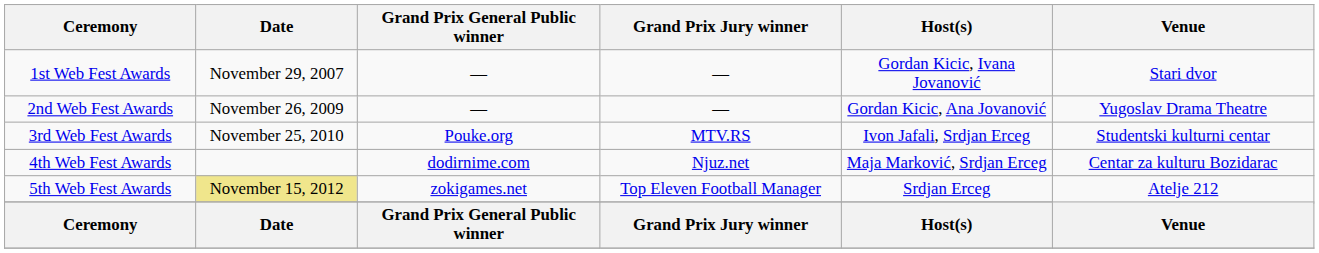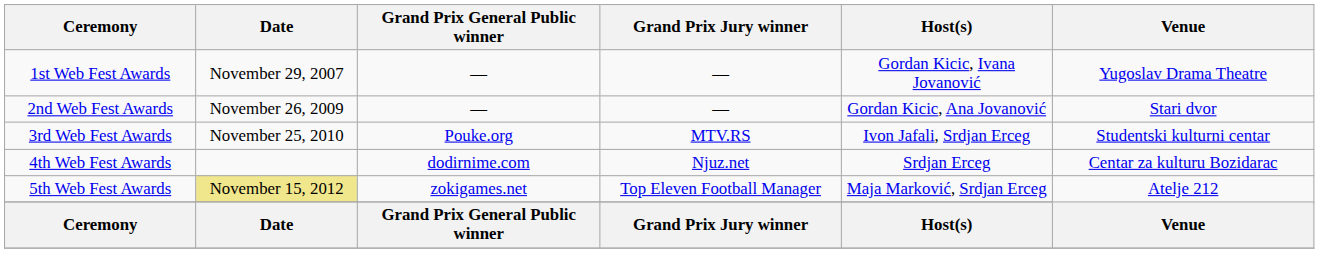(1183, 72) Stari dvor -> (1183, 72) Yugoslav Drama Theatre
(1183, 108) Yugoslav Drama Theatre -> (1183, 108) Stari dvor
(947, 162) Maja Marković, Srdjan Erceg -> (947, 162) Srdjan Erceg
(947, 188) Srdjan Erceg -> (947, 188) Maja Marković, Srdjan Erceg
